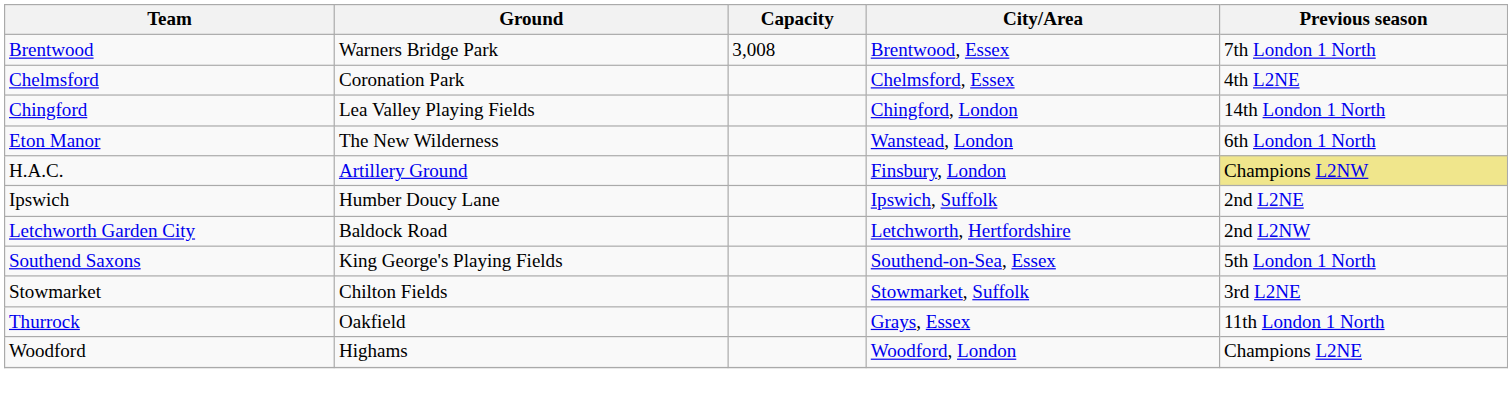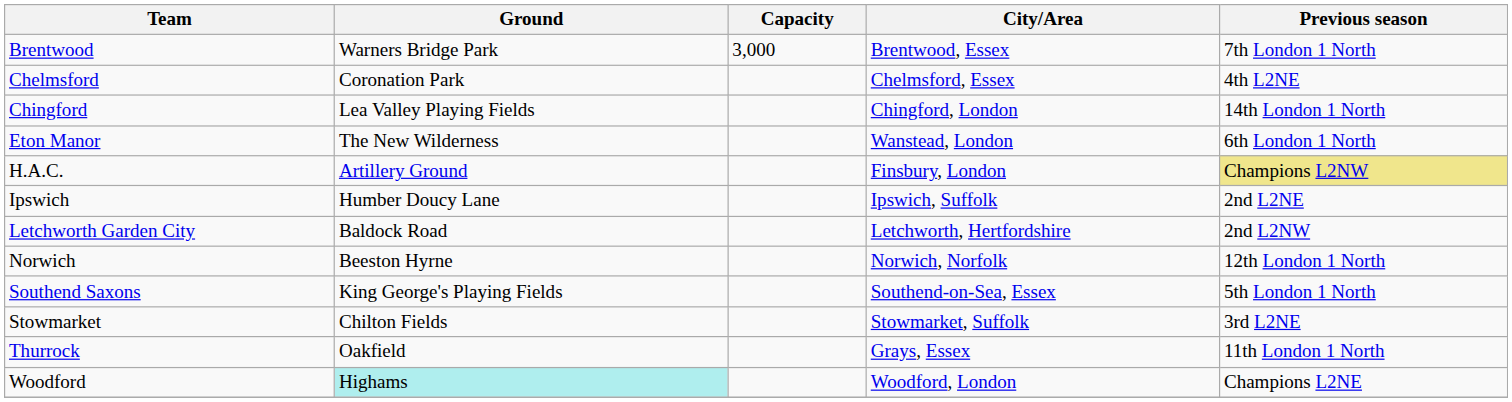(754, 49) 3,008 -> (754, 49) 3,000
+ row: (42, 261)
(373, 351) no background -> (373, 381) paleturquoise background
